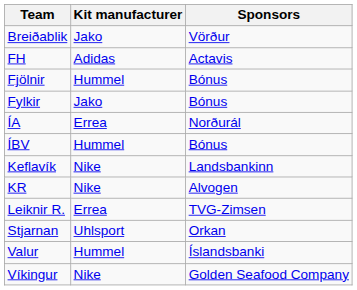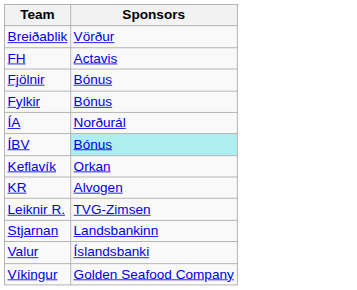- column: (128, 15)
(208, 144) no background -> (93, 144) paleturquoise background
(231, 166) Landsbankinn -> (92, 166) Orkan
(207, 230) Orkan -> (116, 230) Landsbankinn
